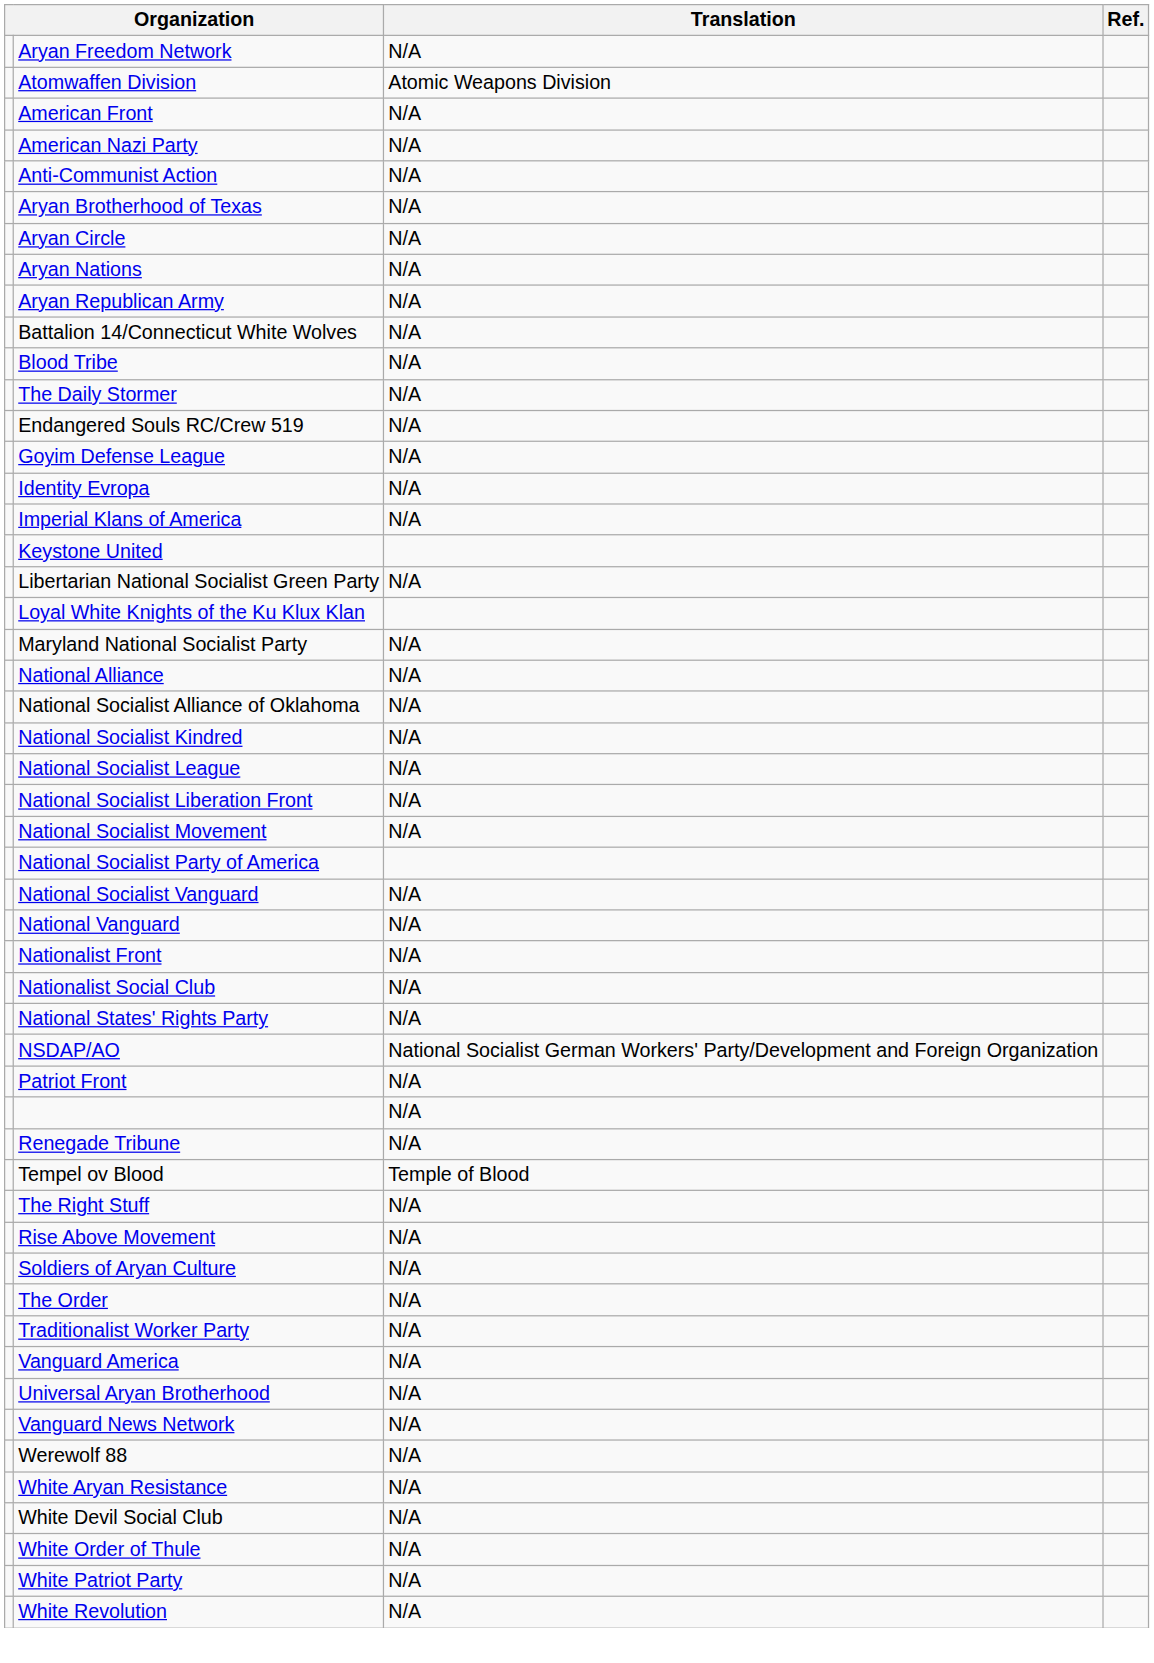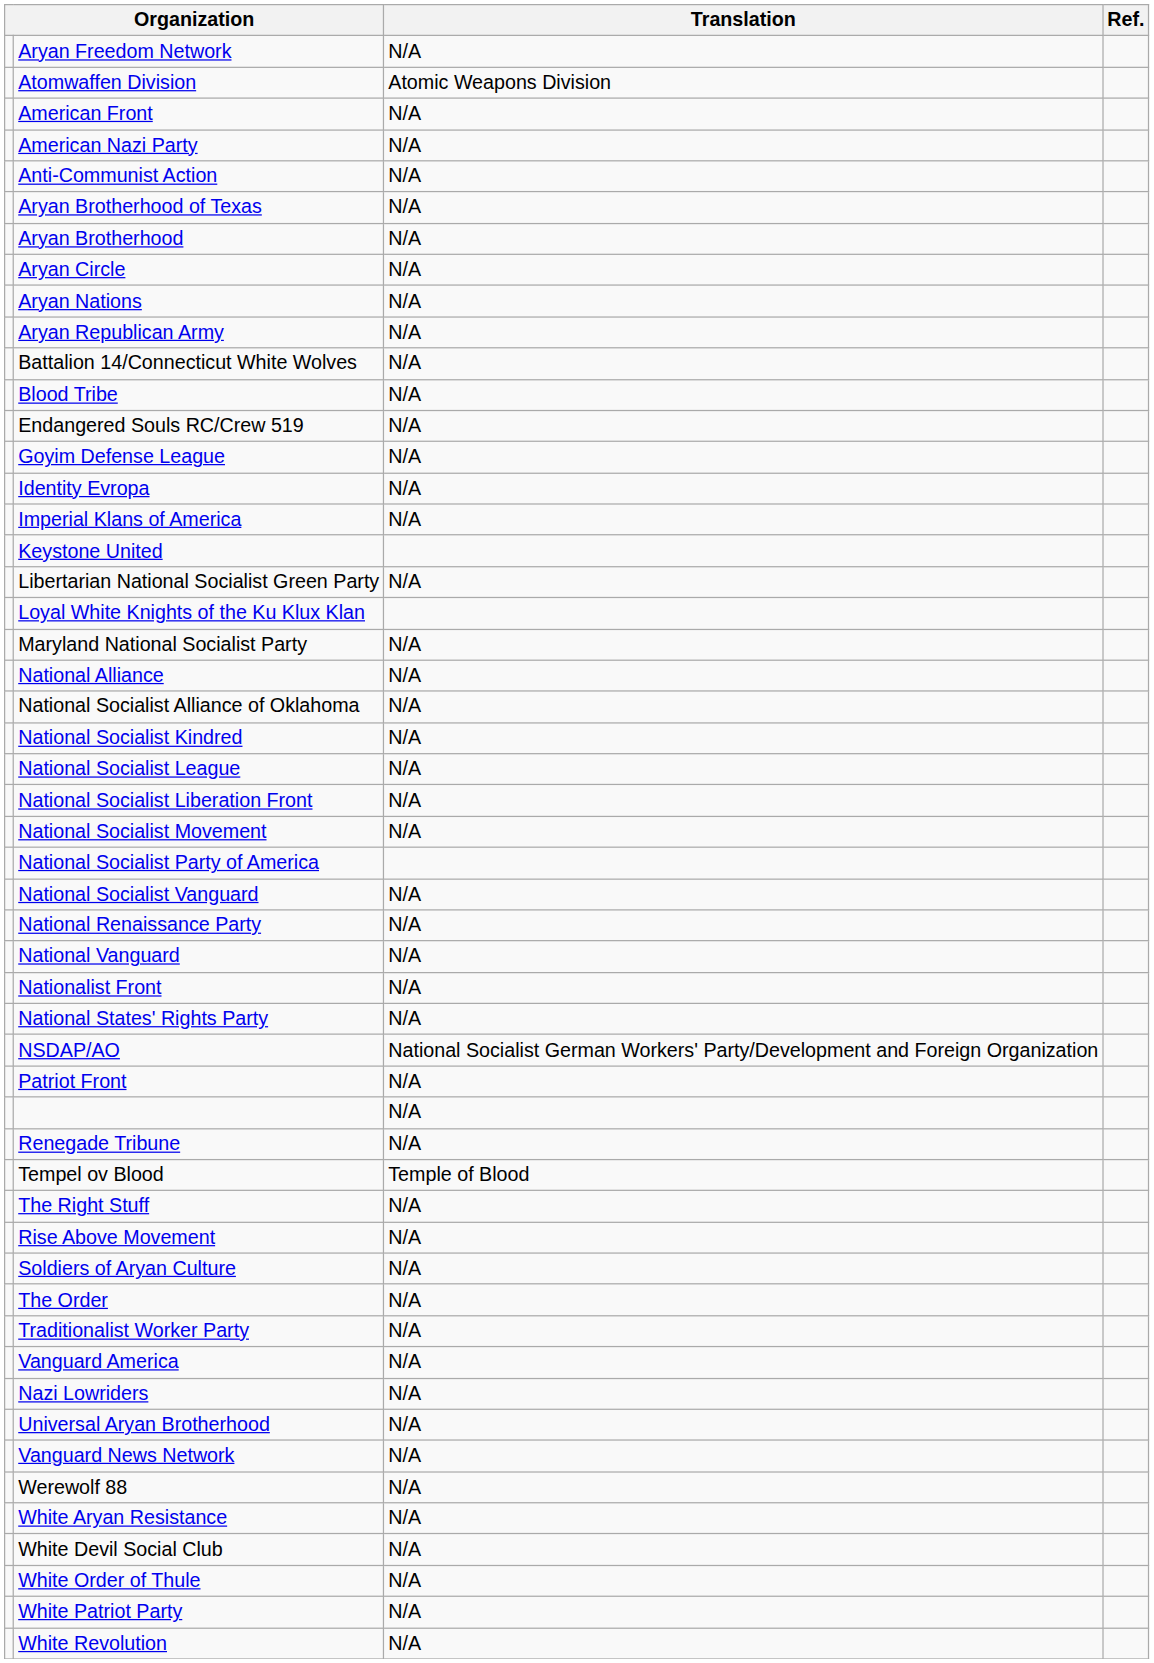+ row: (101, 238)
- row: (98, 394)
+ row: (140, 925)
- row: (117, 987)
+ row: (83, 1393)
